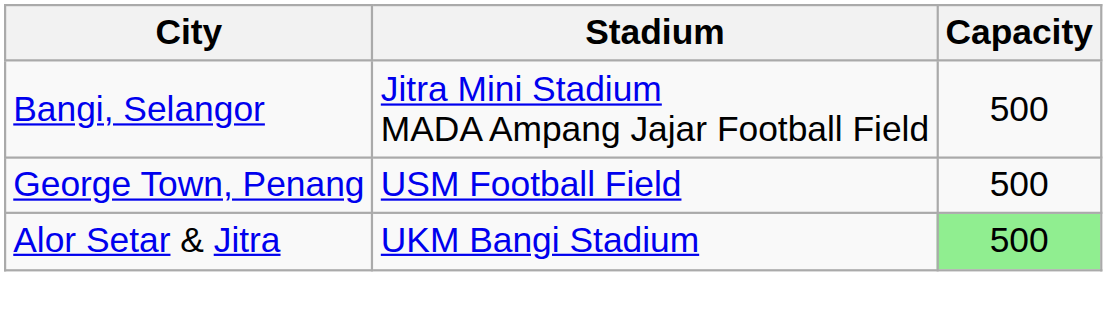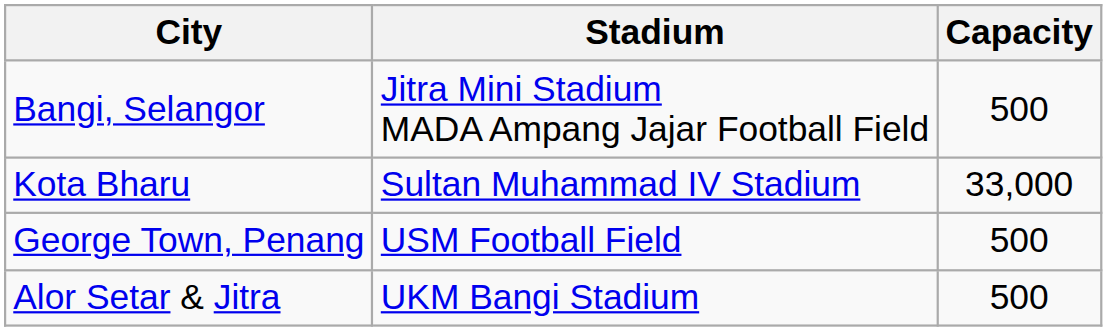+ row: (102, 184)
(1019, 240) lightgreen background -> (1019, 296) no background
